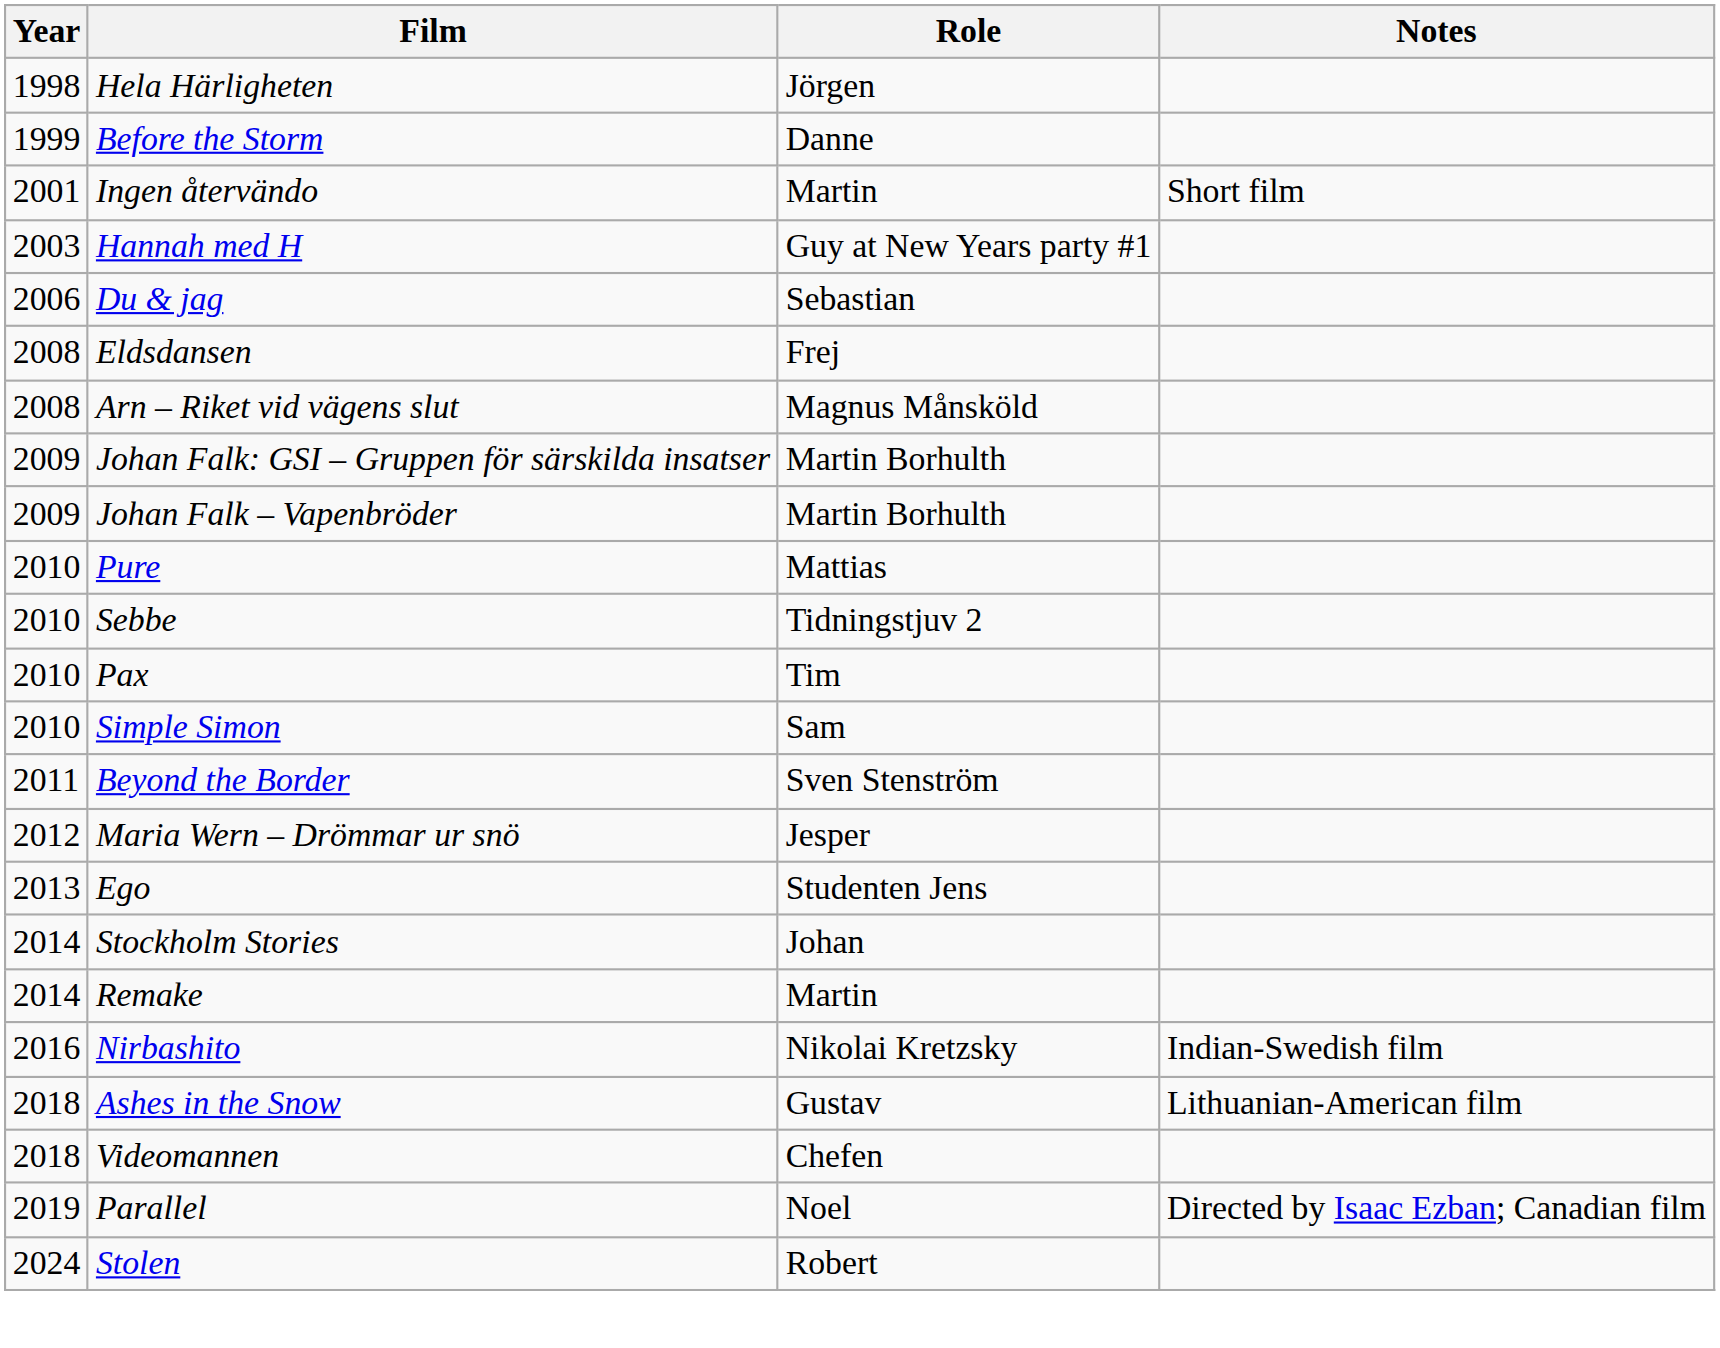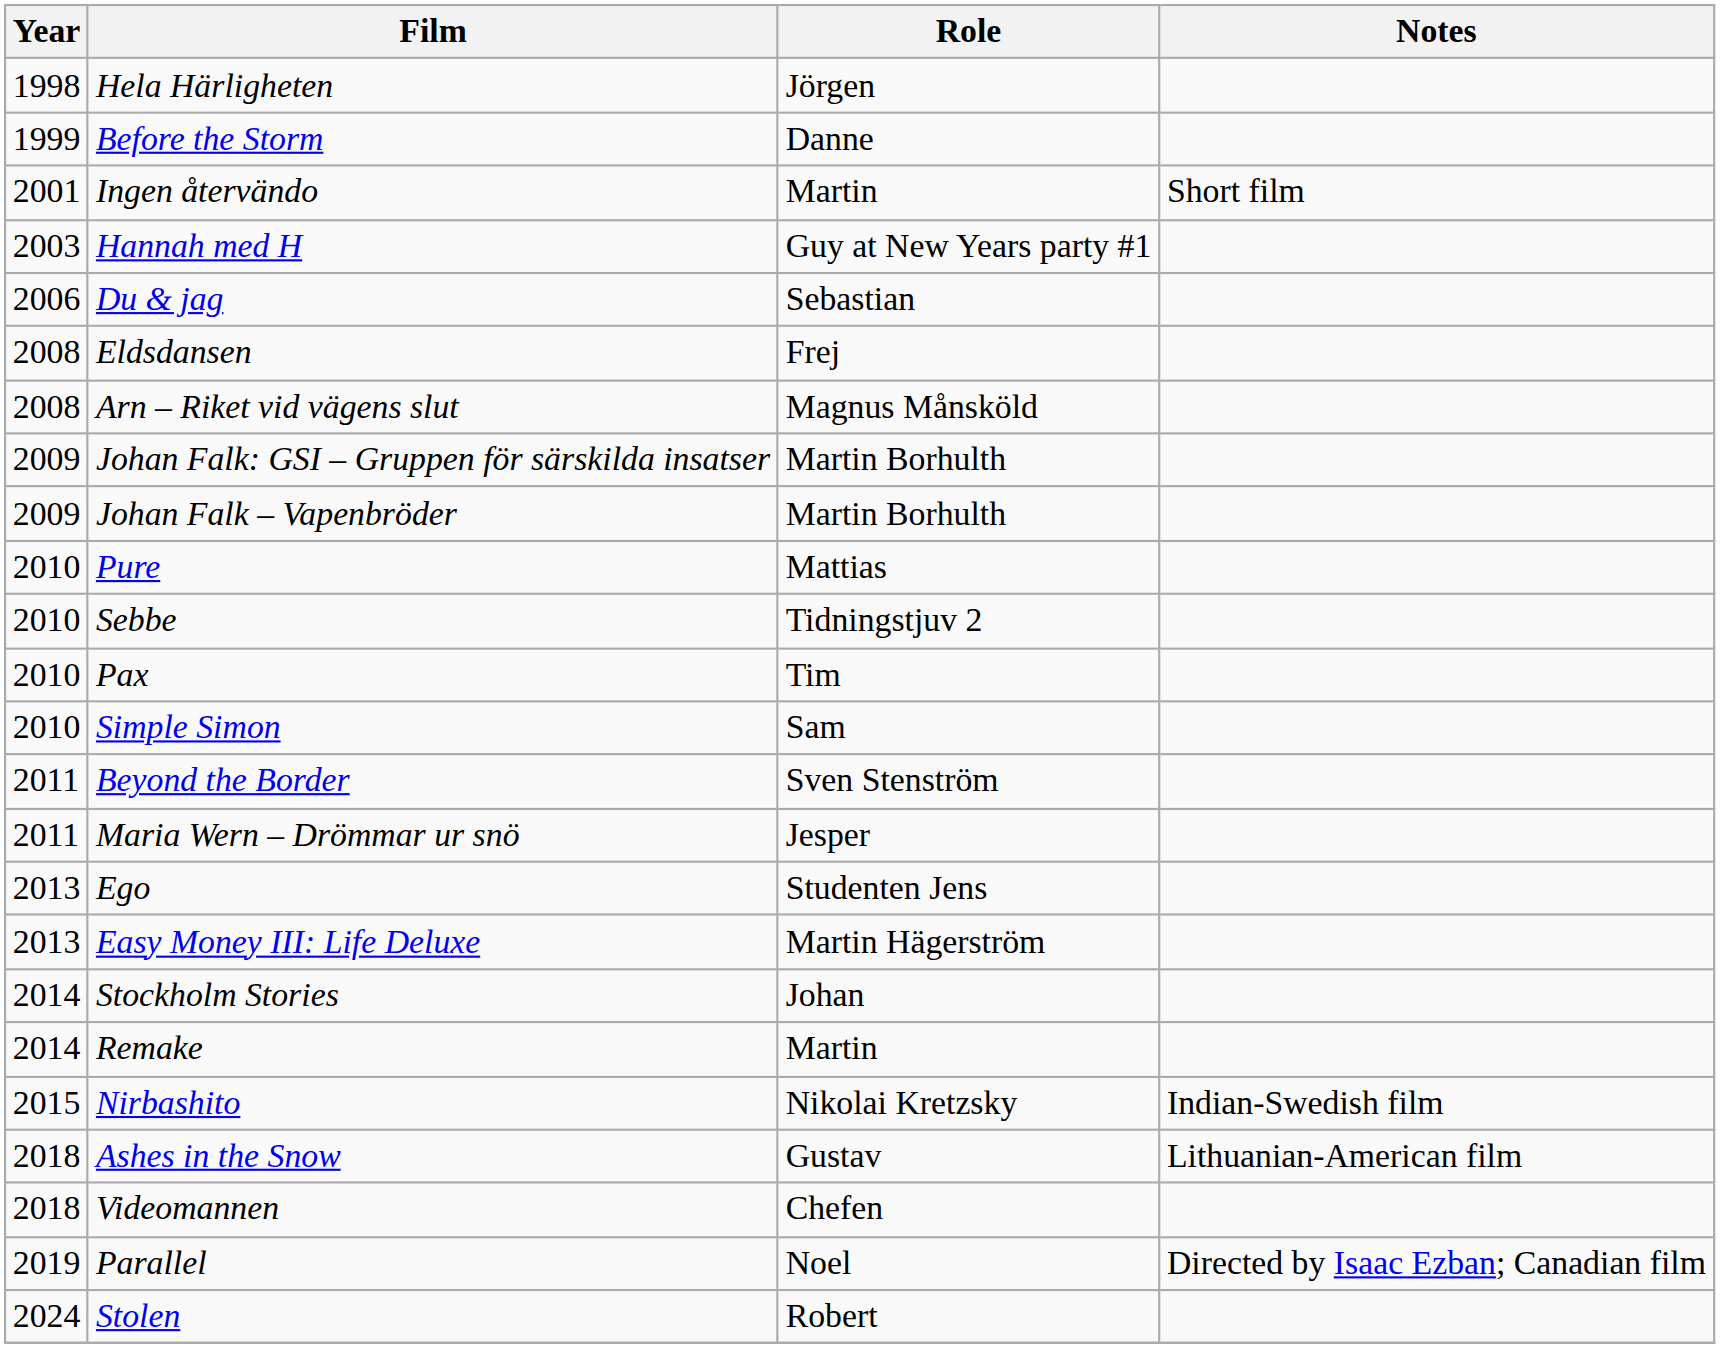(47, 834) 2012 -> (46, 834) 2011
+ row: (288, 941)
(47, 1048) 2016 -> (47, 1102) 2015
